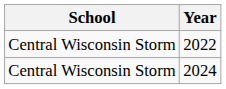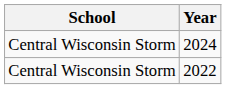rows swapped: (200, 44) <-> (200, 70)
